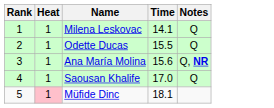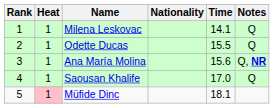+ column: (177, 12)
